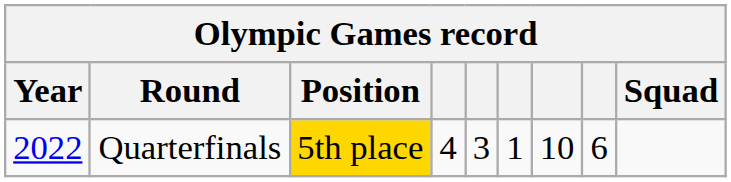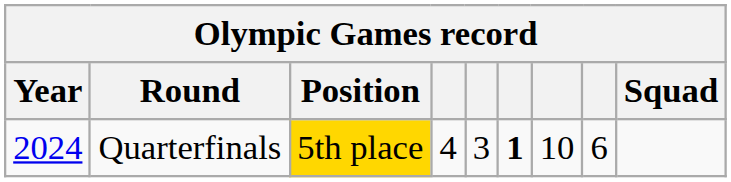(48, 147) 2022 -> (48, 147) 2024
(515, 147) normal -> (515, 147) bold
